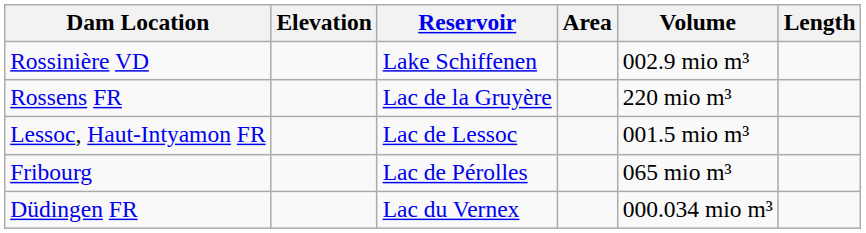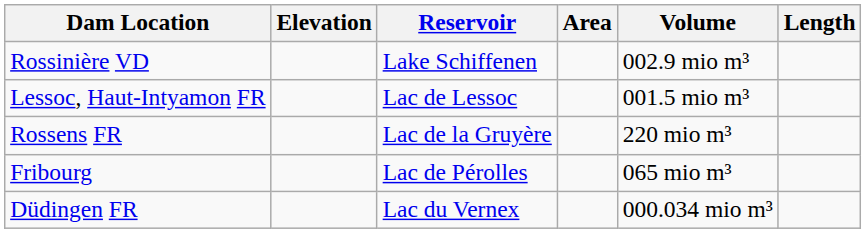rows swapped: (138, 135) <-> (66, 97)
